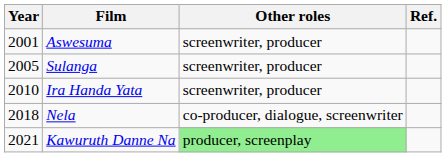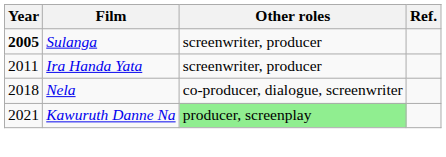- row: (79, 41)
(24, 66) normal -> (24, 41) bold
(24, 90) 2010 -> (23, 66) 2011
